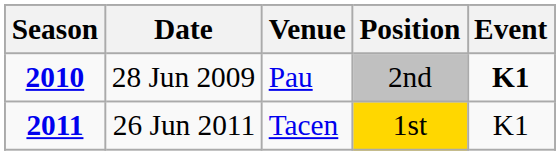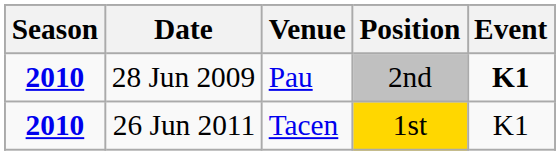(55, 125) 2011 -> (55, 125) 2010
